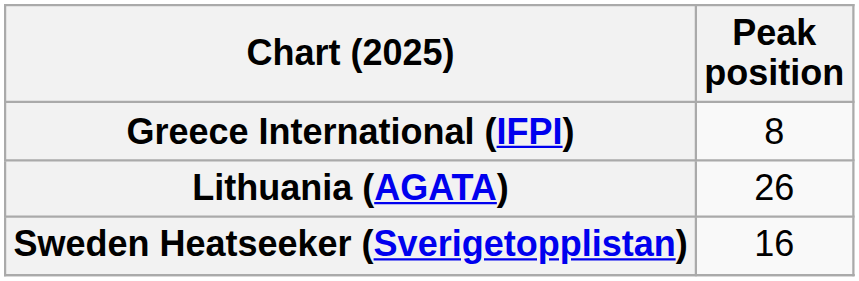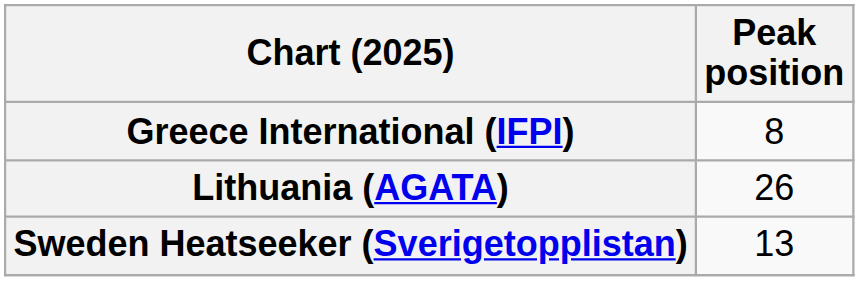(774, 244) 16 -> (774, 244) 13
